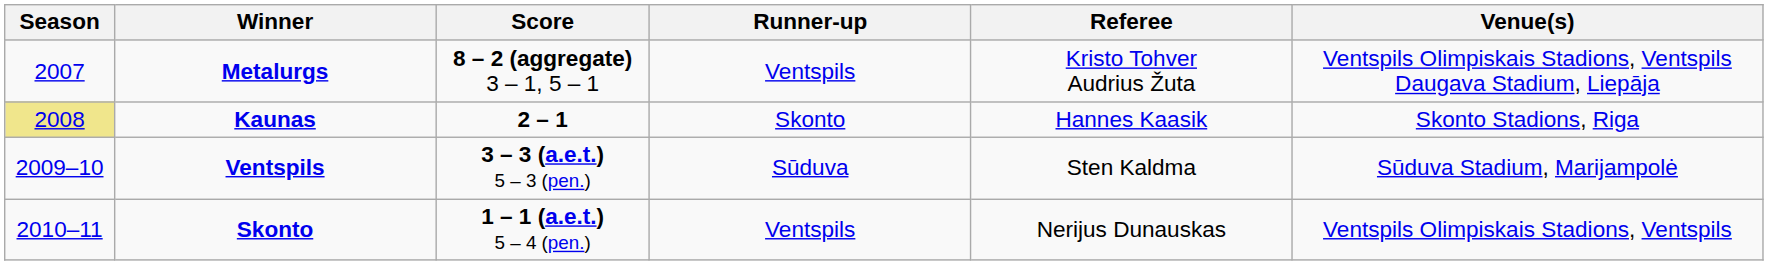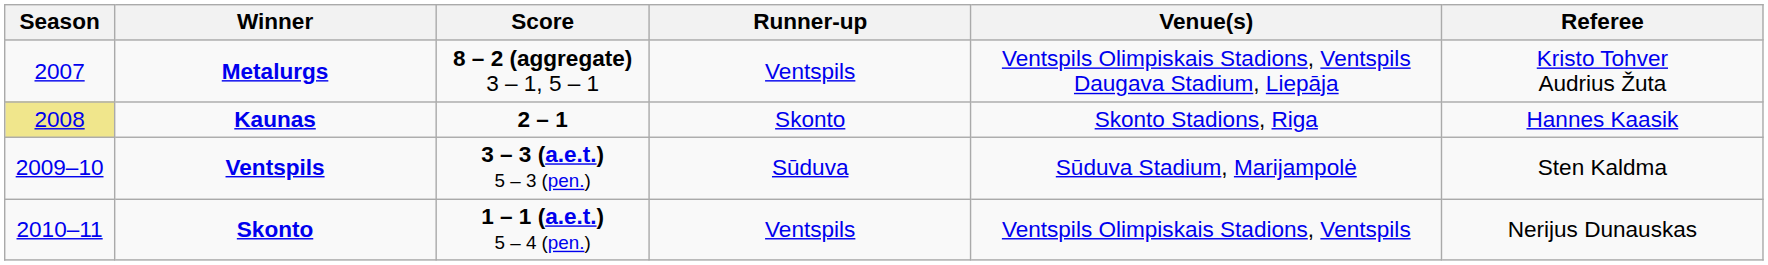columns swapped: (1527, 22) <-> (1131, 22)
